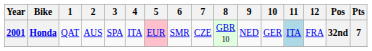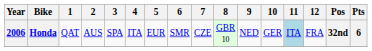(16, 33) 2001 -> (16, 33) 2006
(156, 33) pink background -> (156, 33) no background
(358, 33) 7 -> (358, 33) 6
